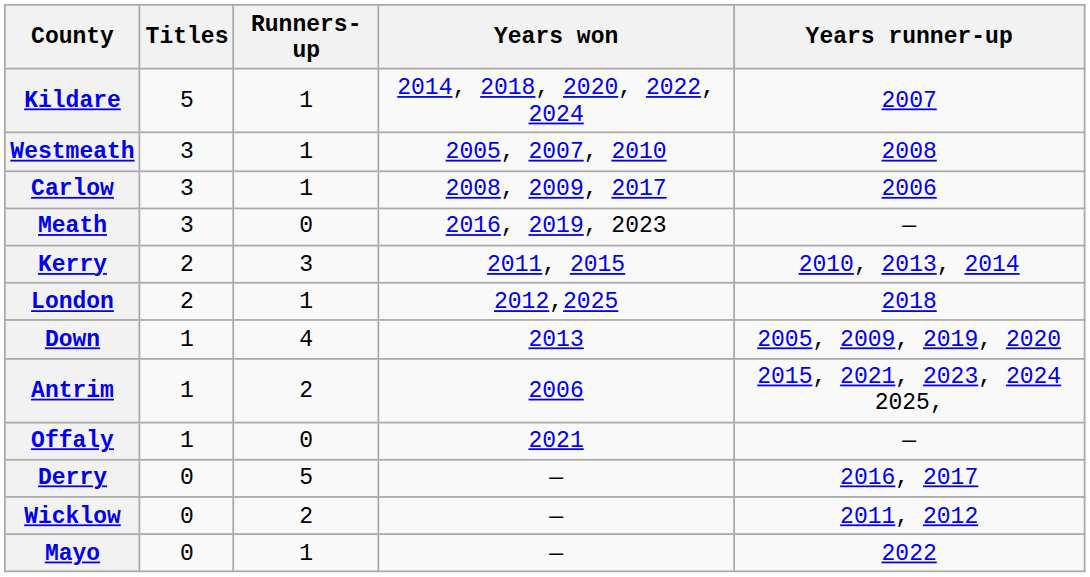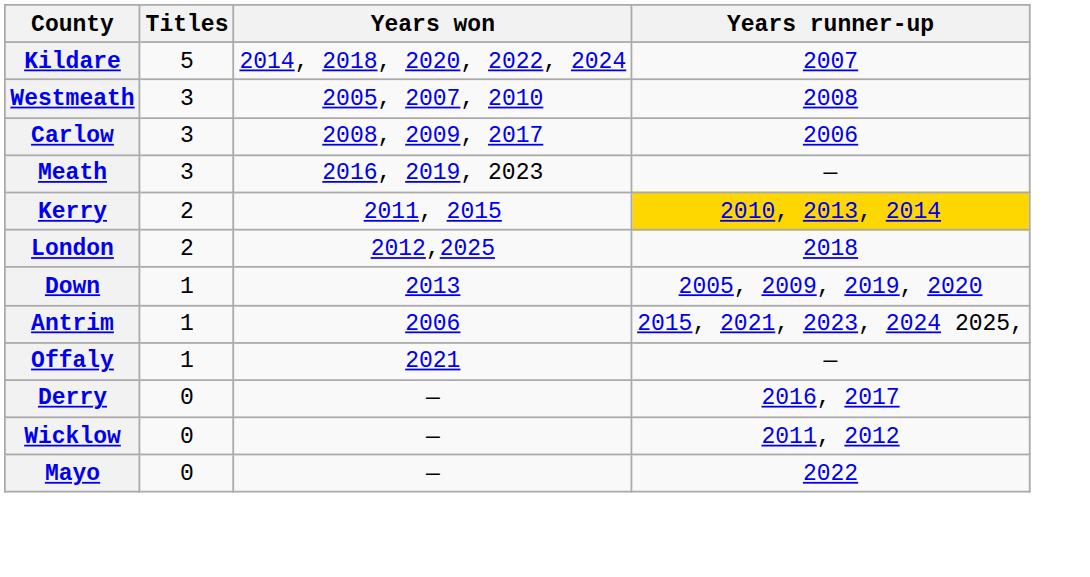- column: (306, 37)
(909, 264) no background -> (831, 211) gold background
